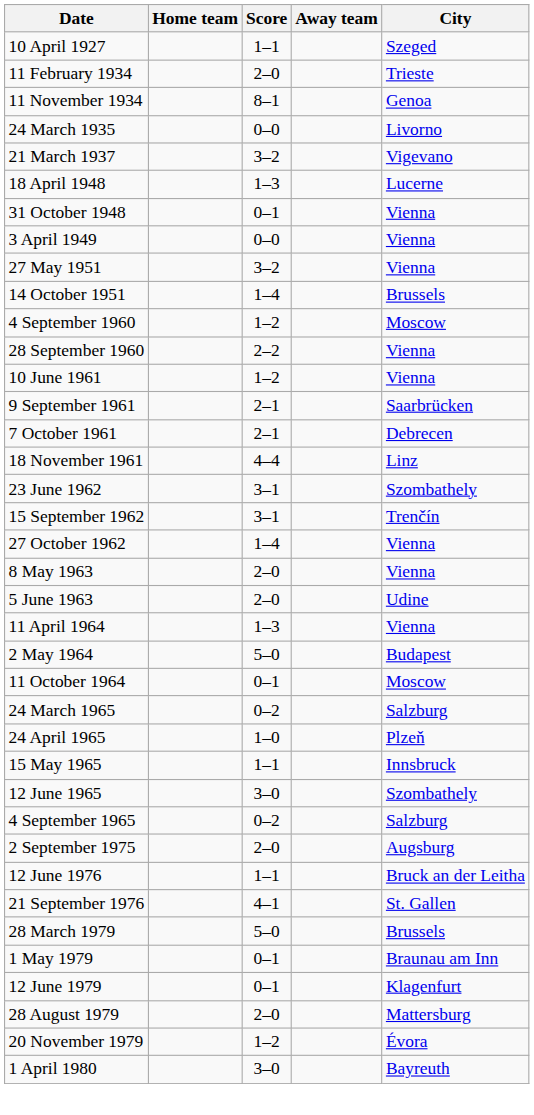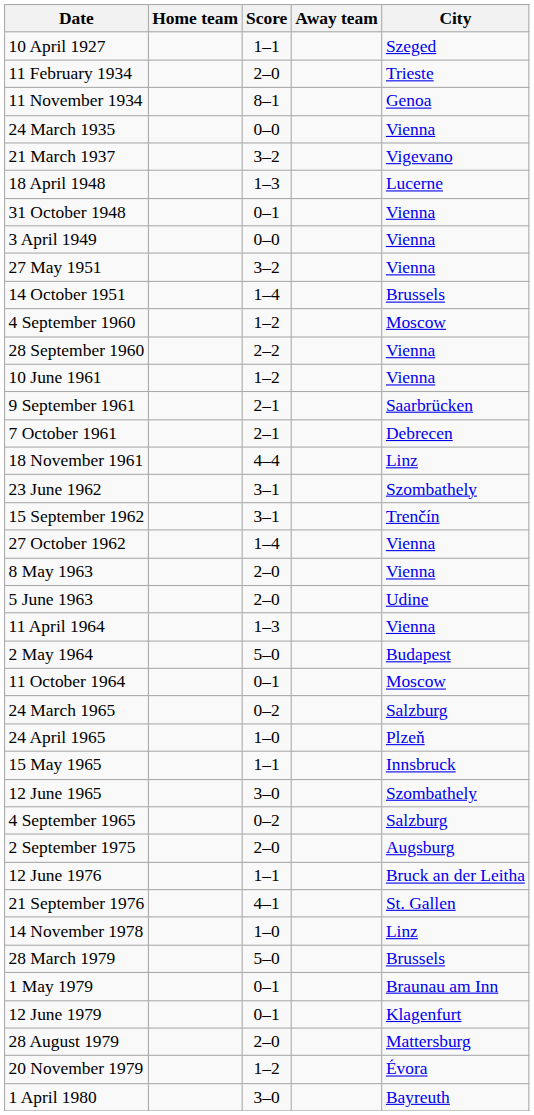(414, 128) Livorno -> (411, 128) Vienna
+ row: (76, 931)
